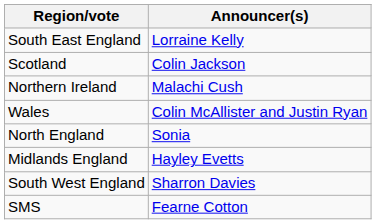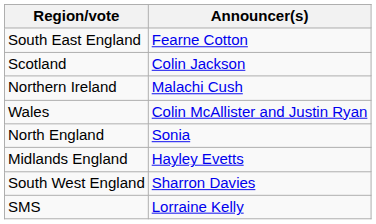(198, 40) Lorraine Kelly -> (200, 40) Fearne Cotton
(200, 207) Fearne Cotton -> (198, 207) Lorraine Kelly
